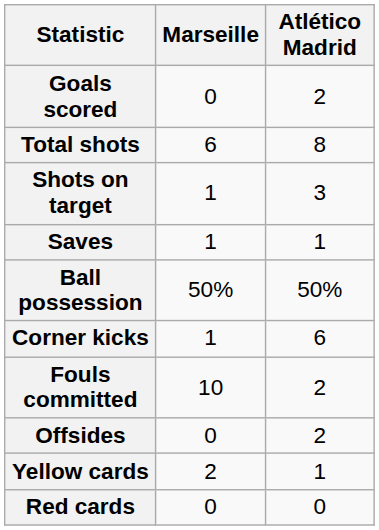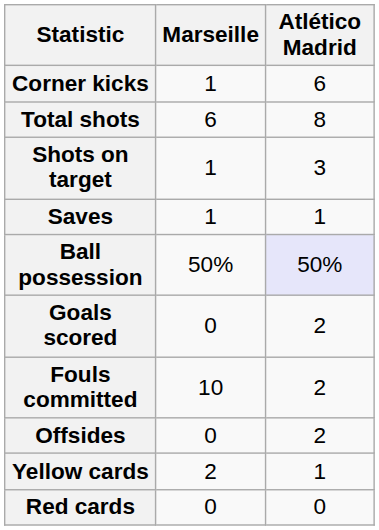rows swapped: (80, 96) <-> (80, 338)
(320, 290) no background -> (320, 264) lavender background
